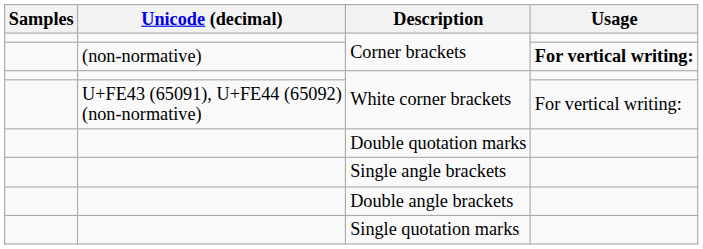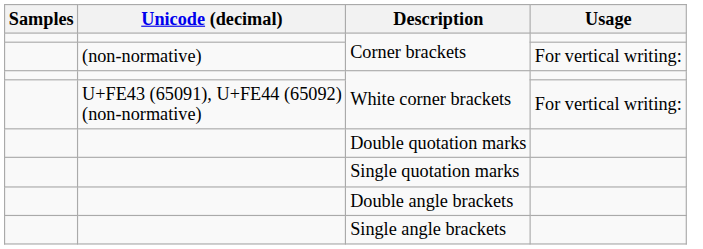(614, 56) bold -> (608, 56) normal
rows swapped: (212, 230) <-> (212, 172)
